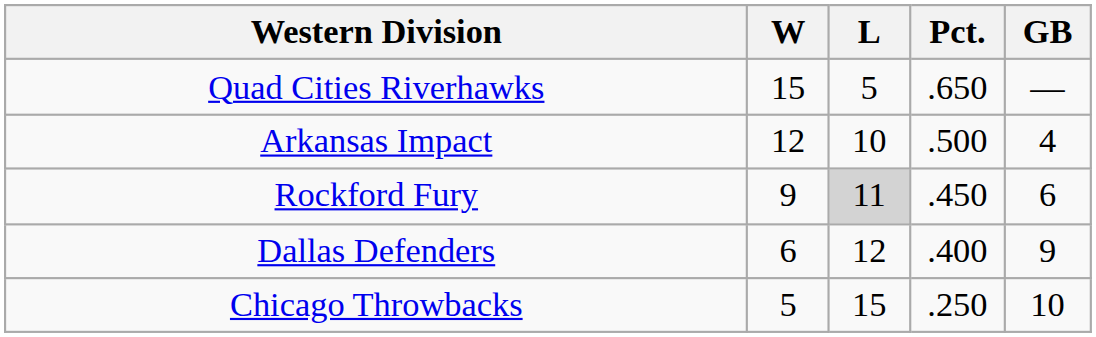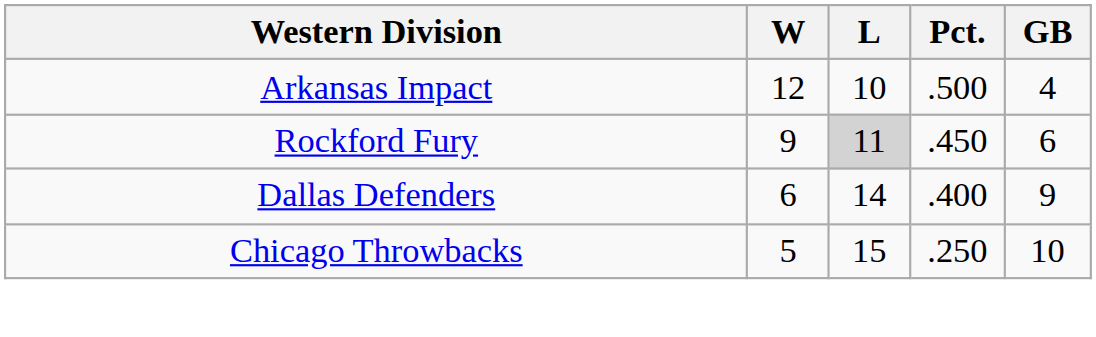- row: (376, 86)
(869, 250) 12 -> (869, 195) 14
